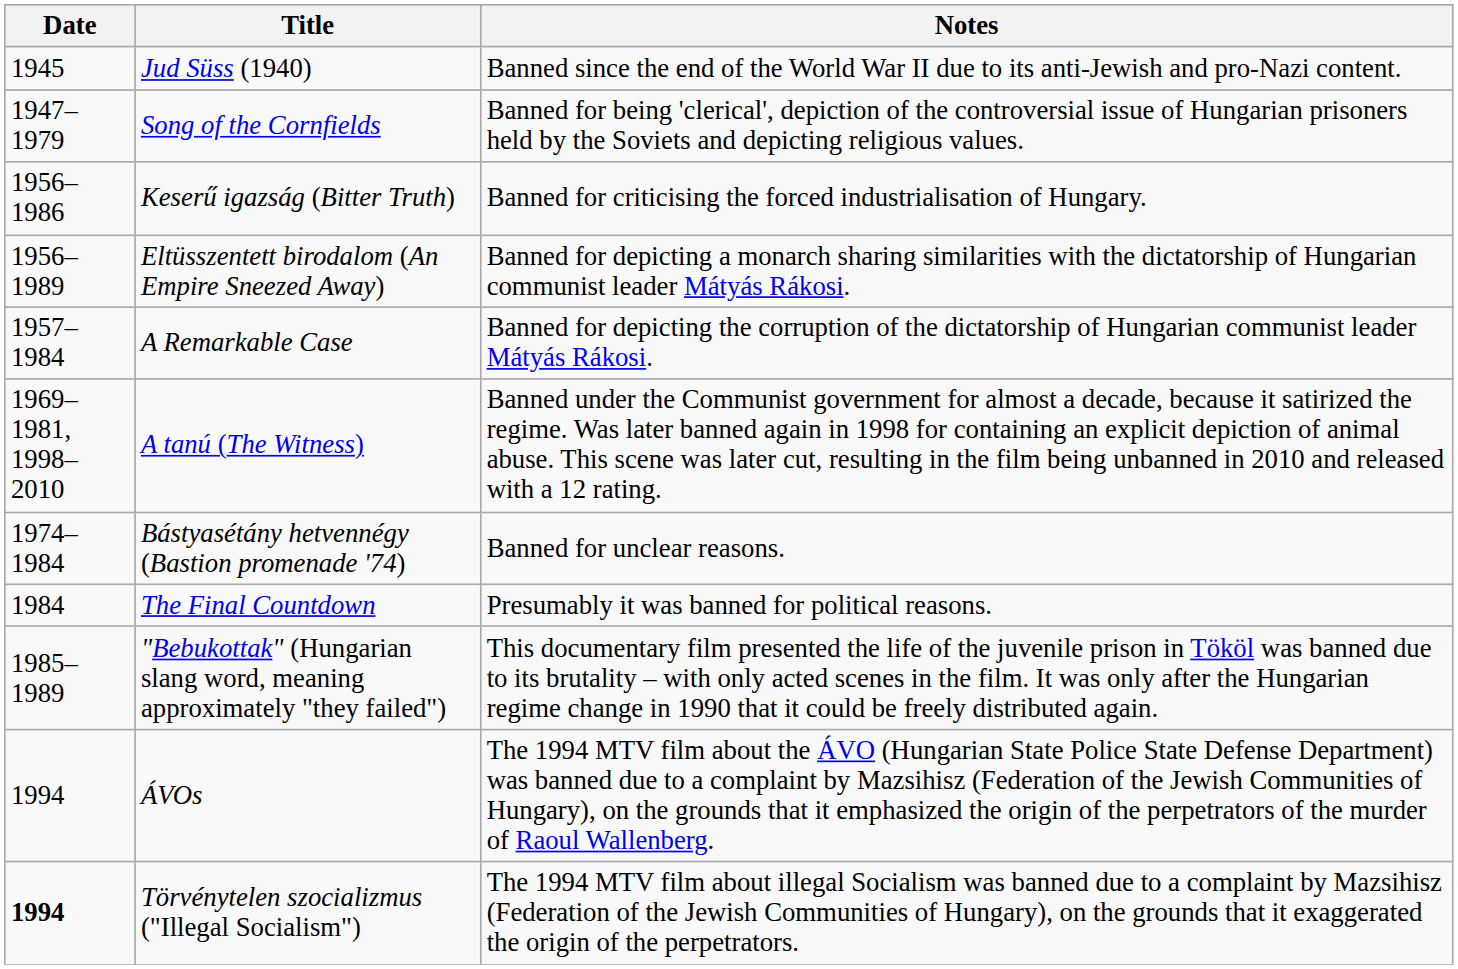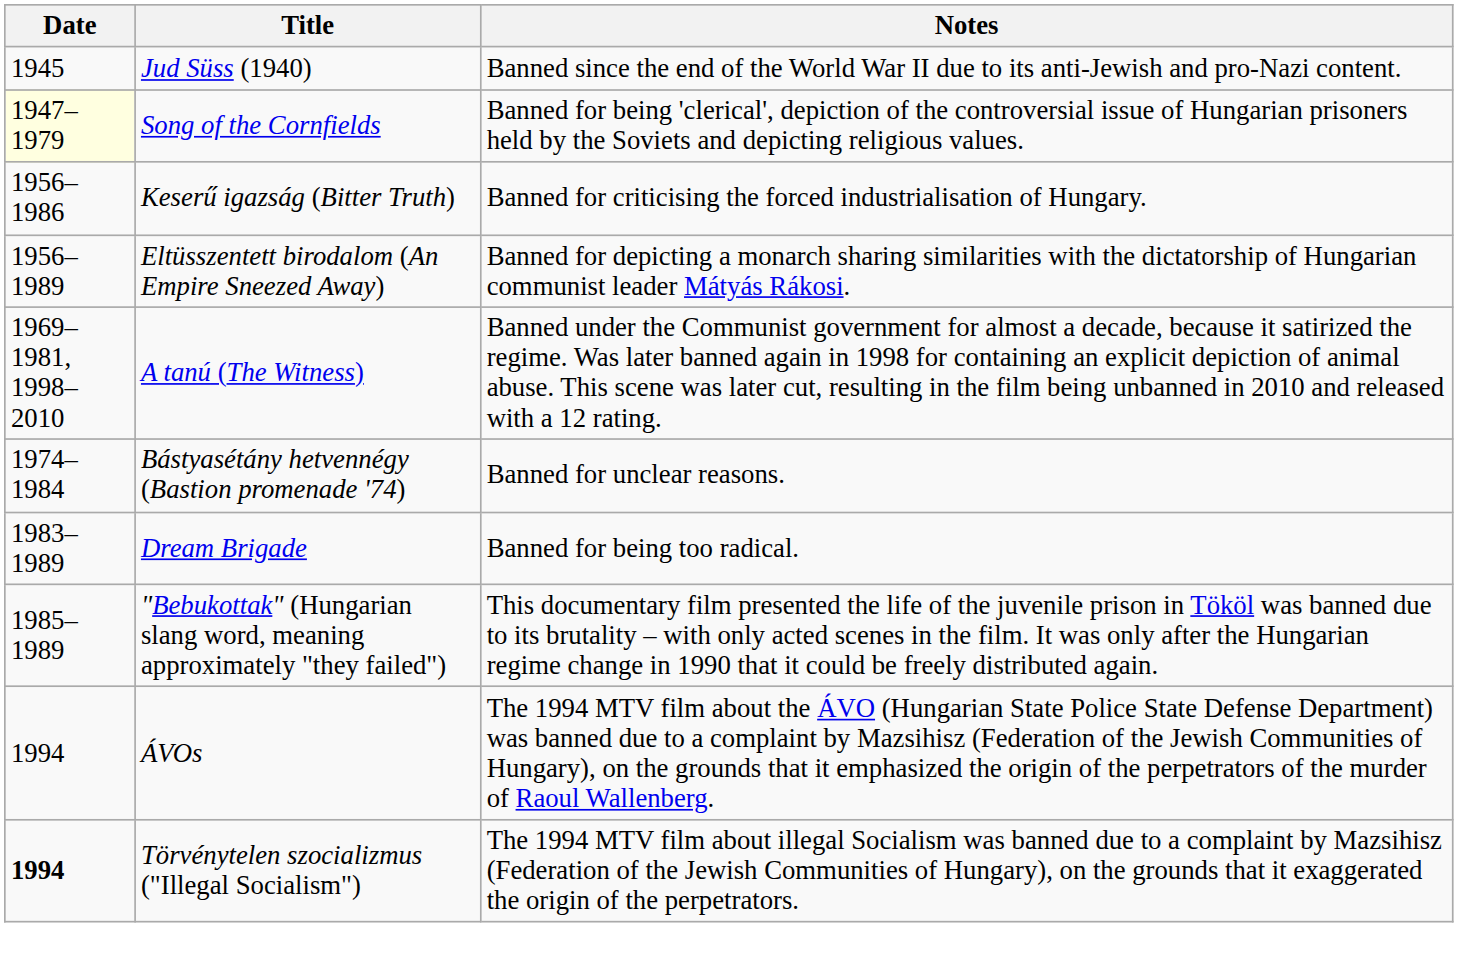(44, 125) no background -> (44, 125) lightyellow background
- row: (247, 342)
+ row: (224, 547)
- row: (258, 605)
